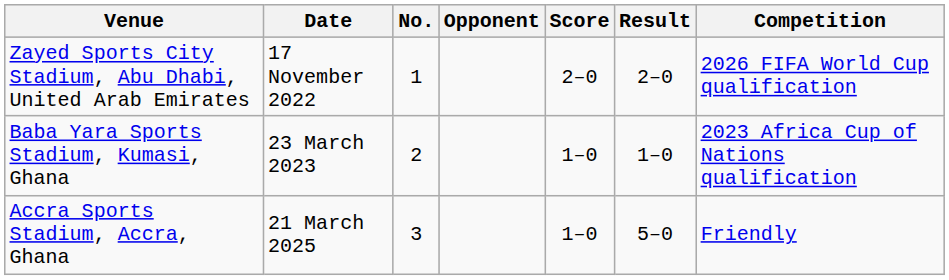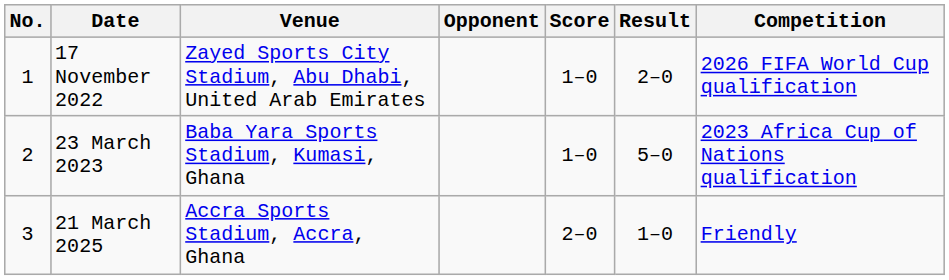columns swapped: (416, 21) <-> (134, 21)
(579, 77) 2–0 -> (579, 77) 1–0
(655, 156) 1–0 -> (655, 156) 5–0
(579, 234) 1–0 -> (579, 234) 2–0
(655, 234) 5–0 -> (655, 234) 1–0
